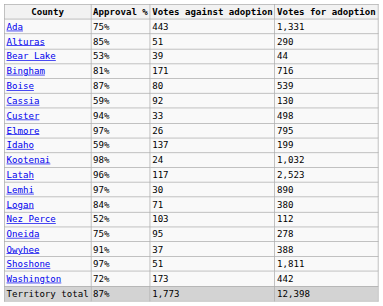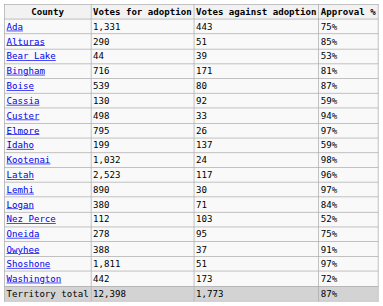columns swapped: (326, 12) <-> (120, 12)
